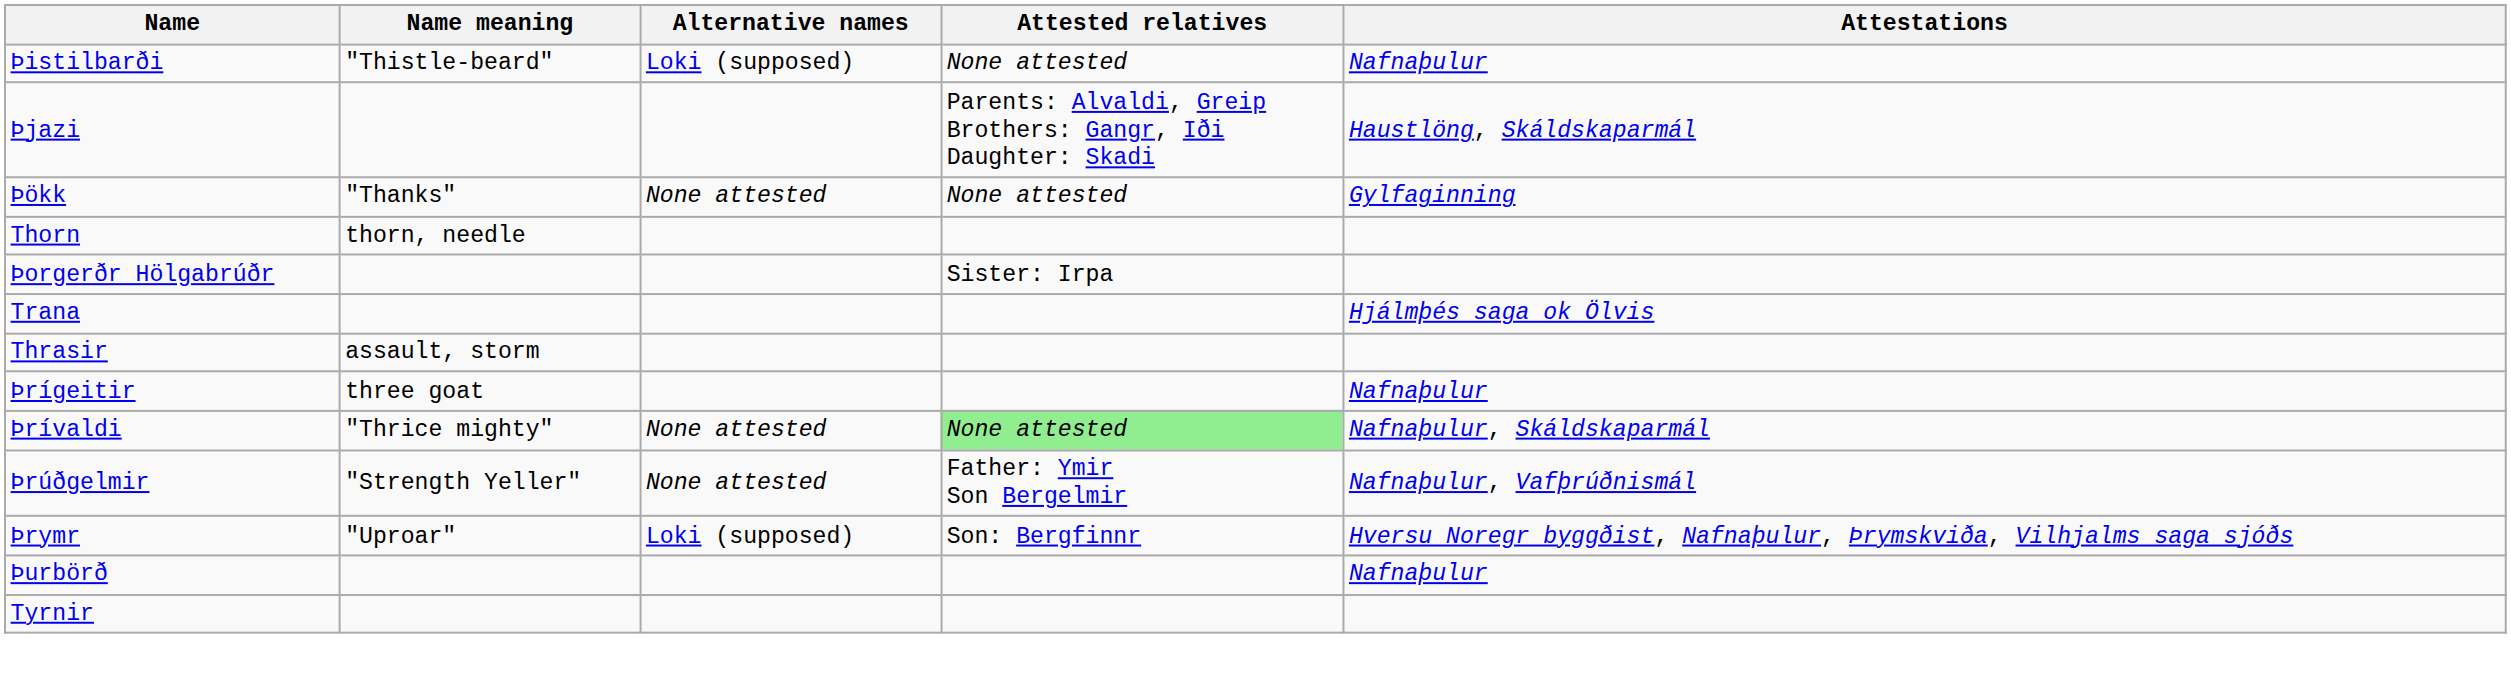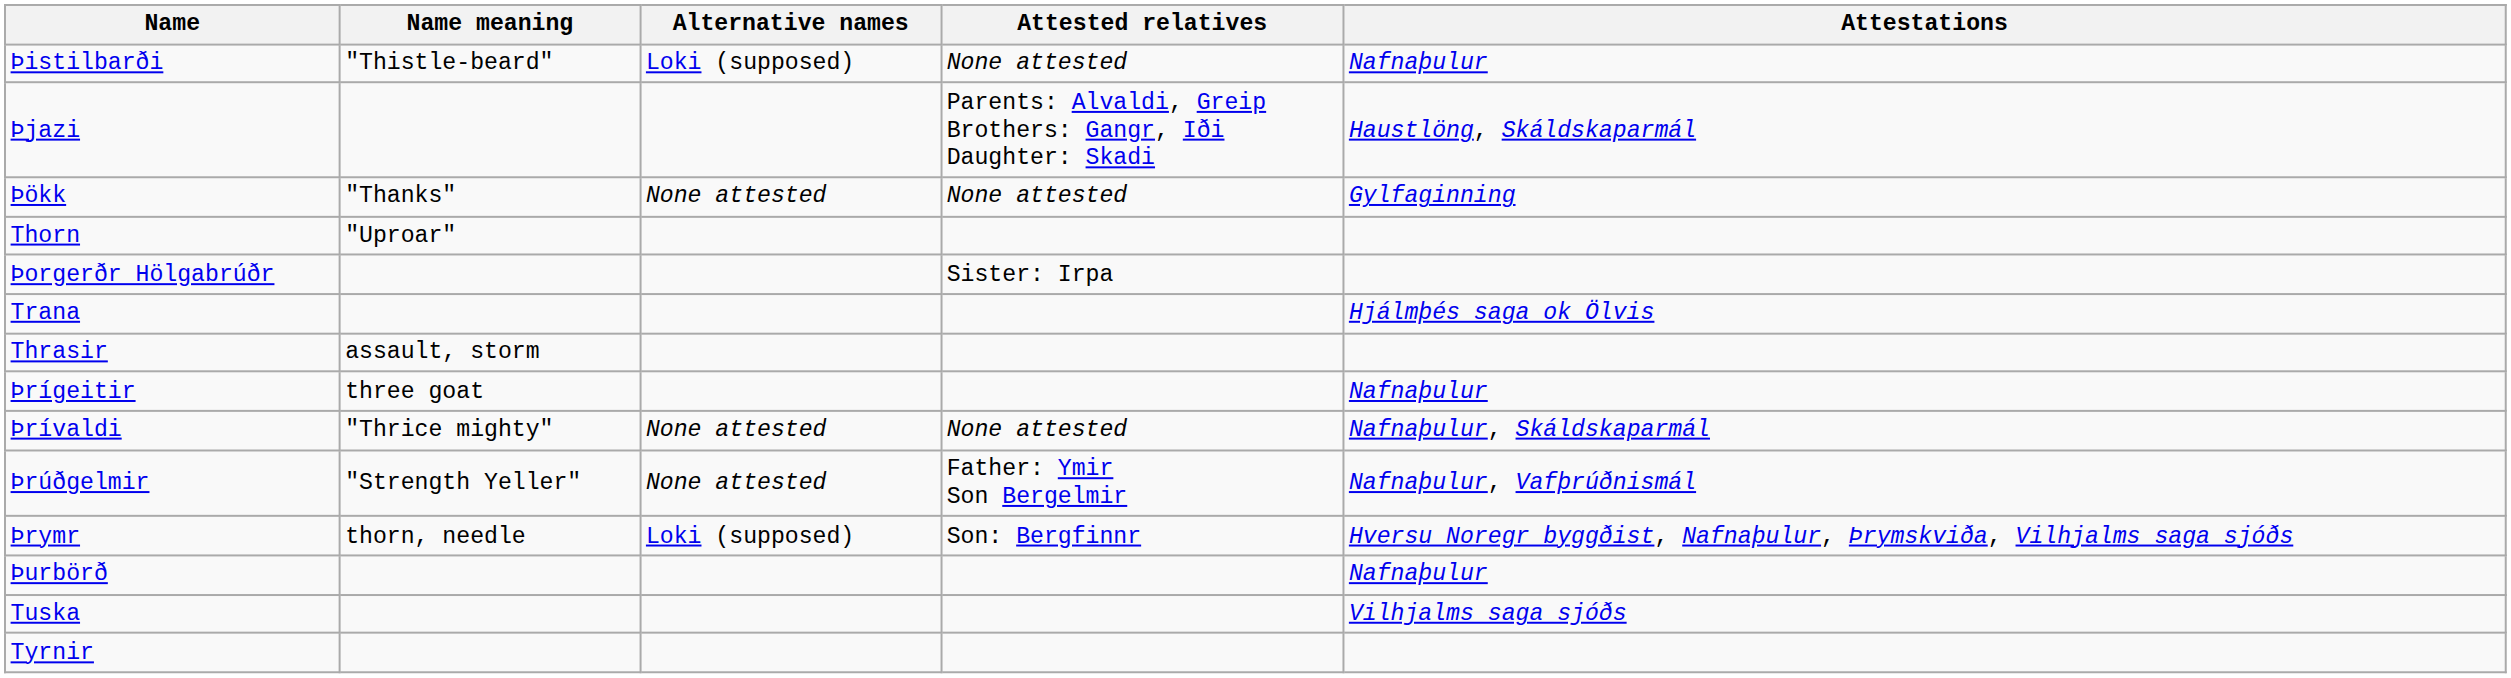(435, 235) thorn, needle -> (401, 235) "Uproar"
(1037, 430) lightgreen background -> (1037, 430) no background
(401, 535) "Uproar" -> (435, 535) thorn, needle
+ row: (45, 613)
